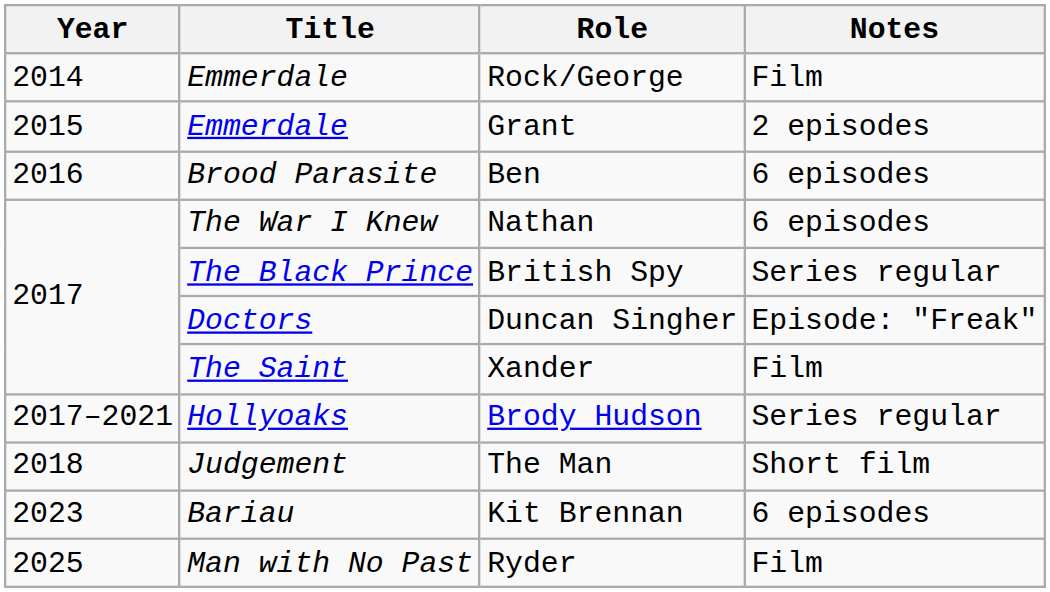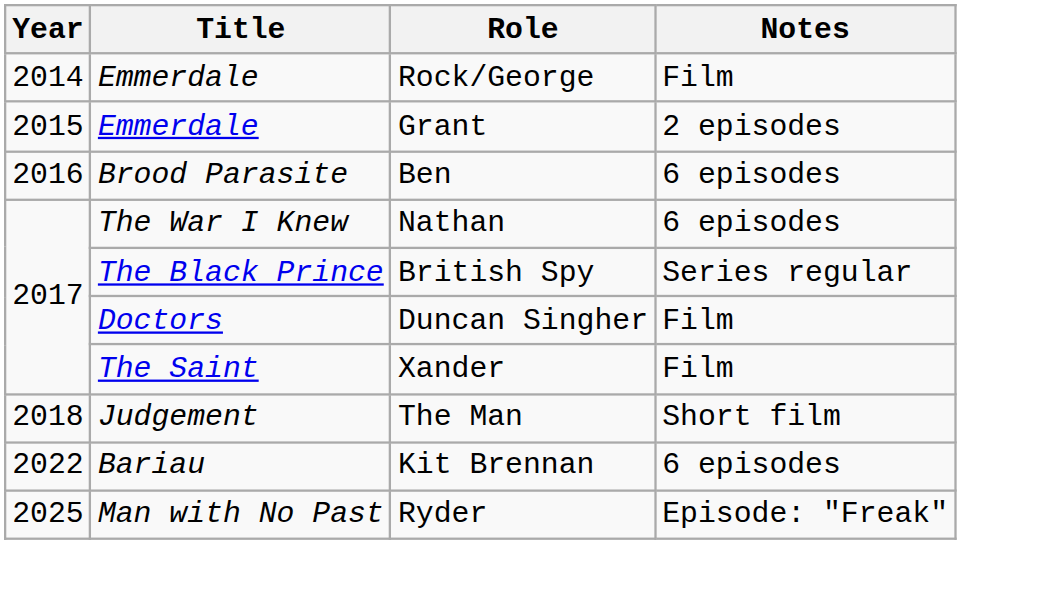(894, 321) Episode: "Freak" -> (698, 321) Film
- row: (594, 418)
(48, 515) 2023 -> (48, 466) 2022
(787, 563) Film -> (805, 515) Episode: "Freak"
